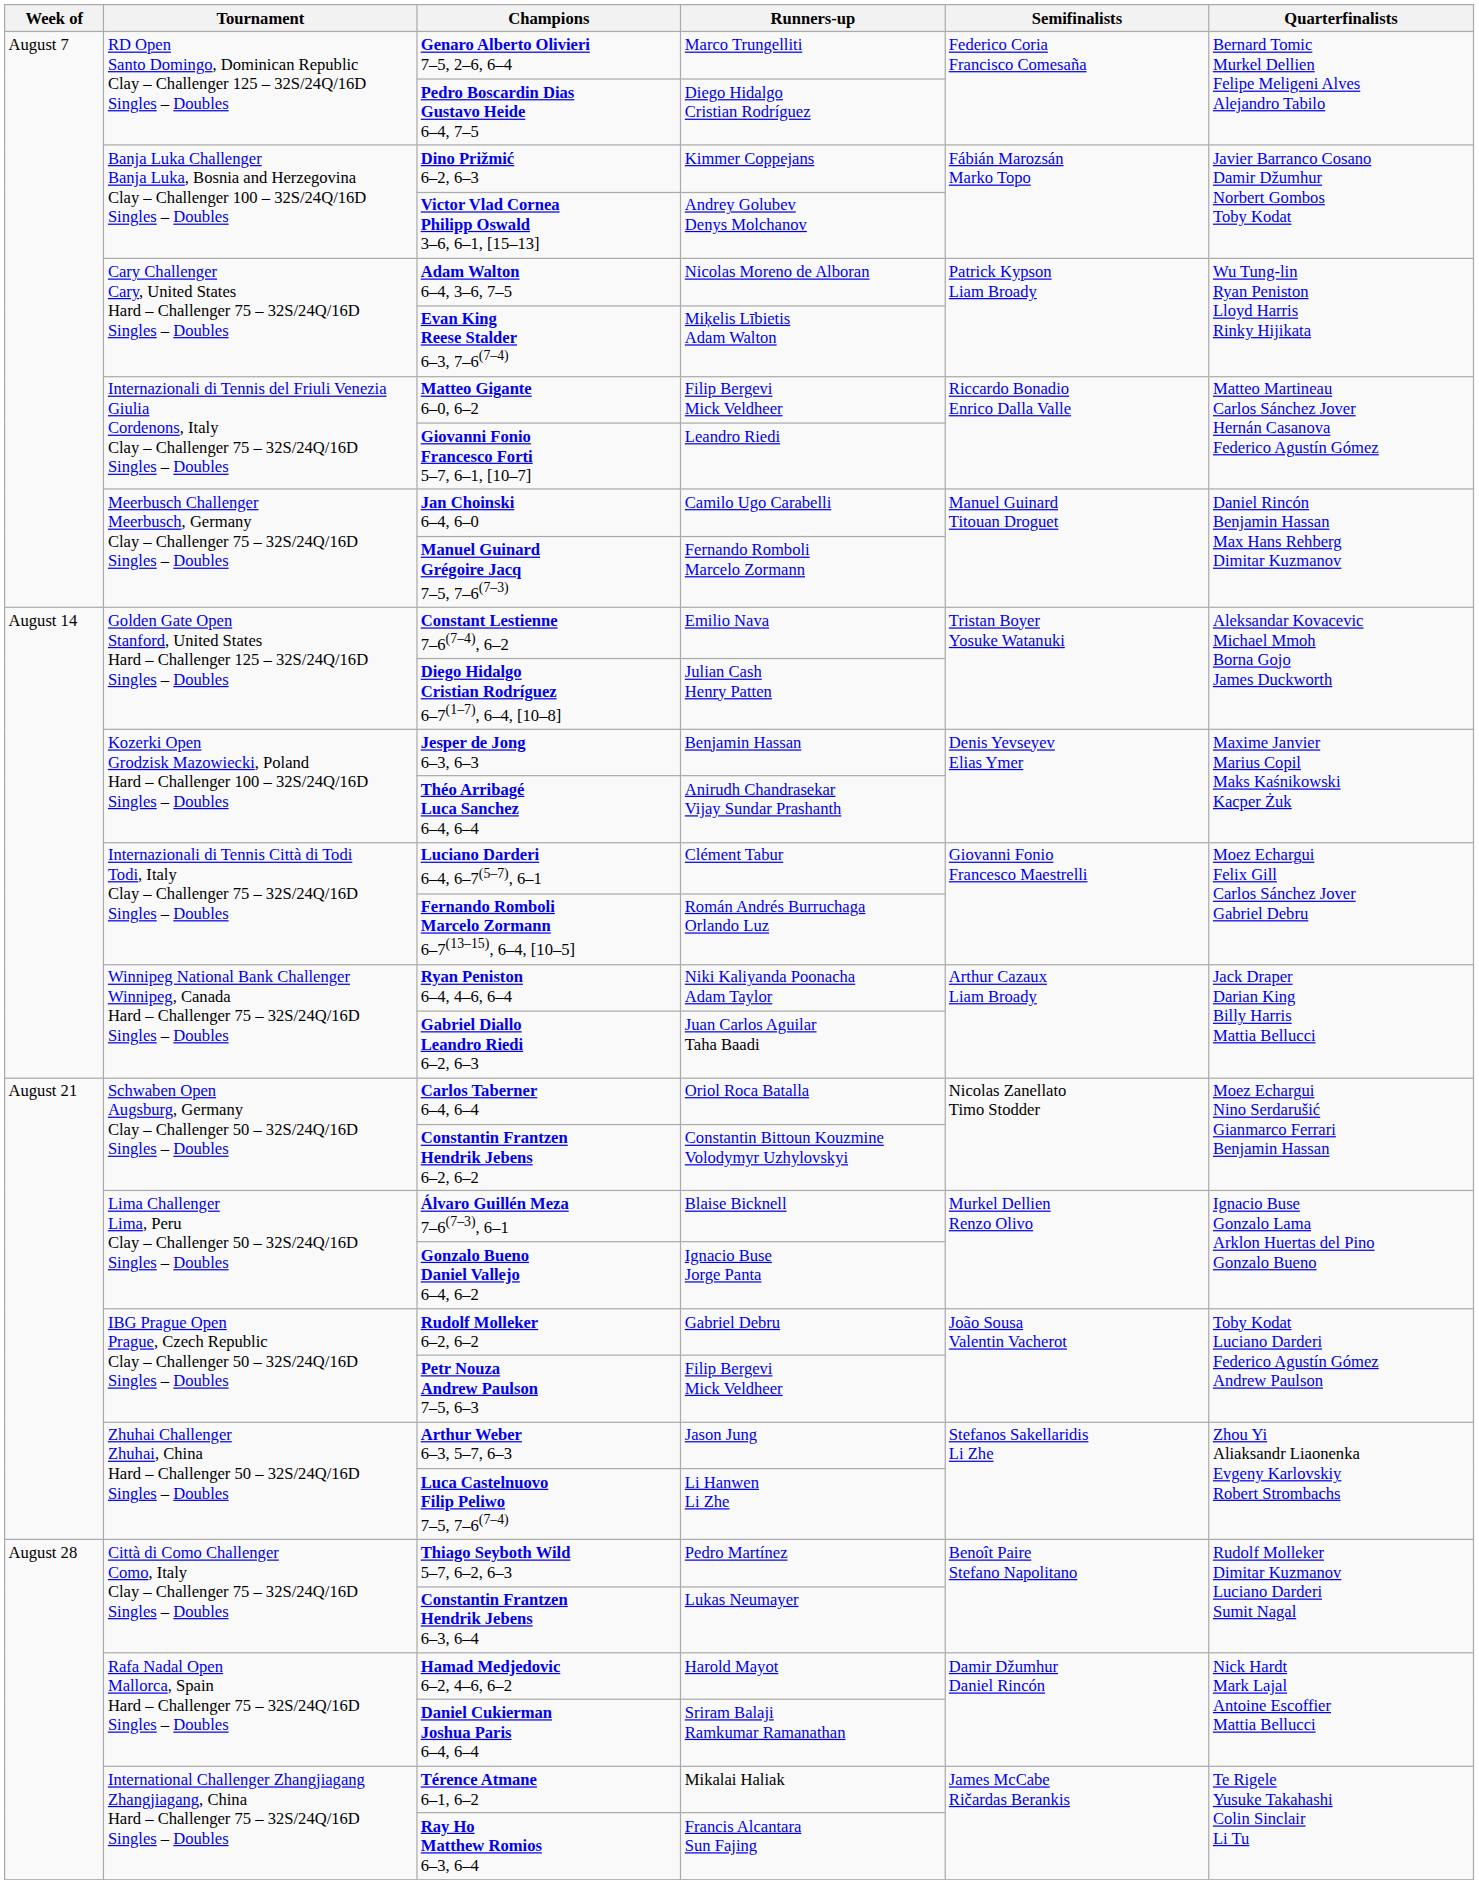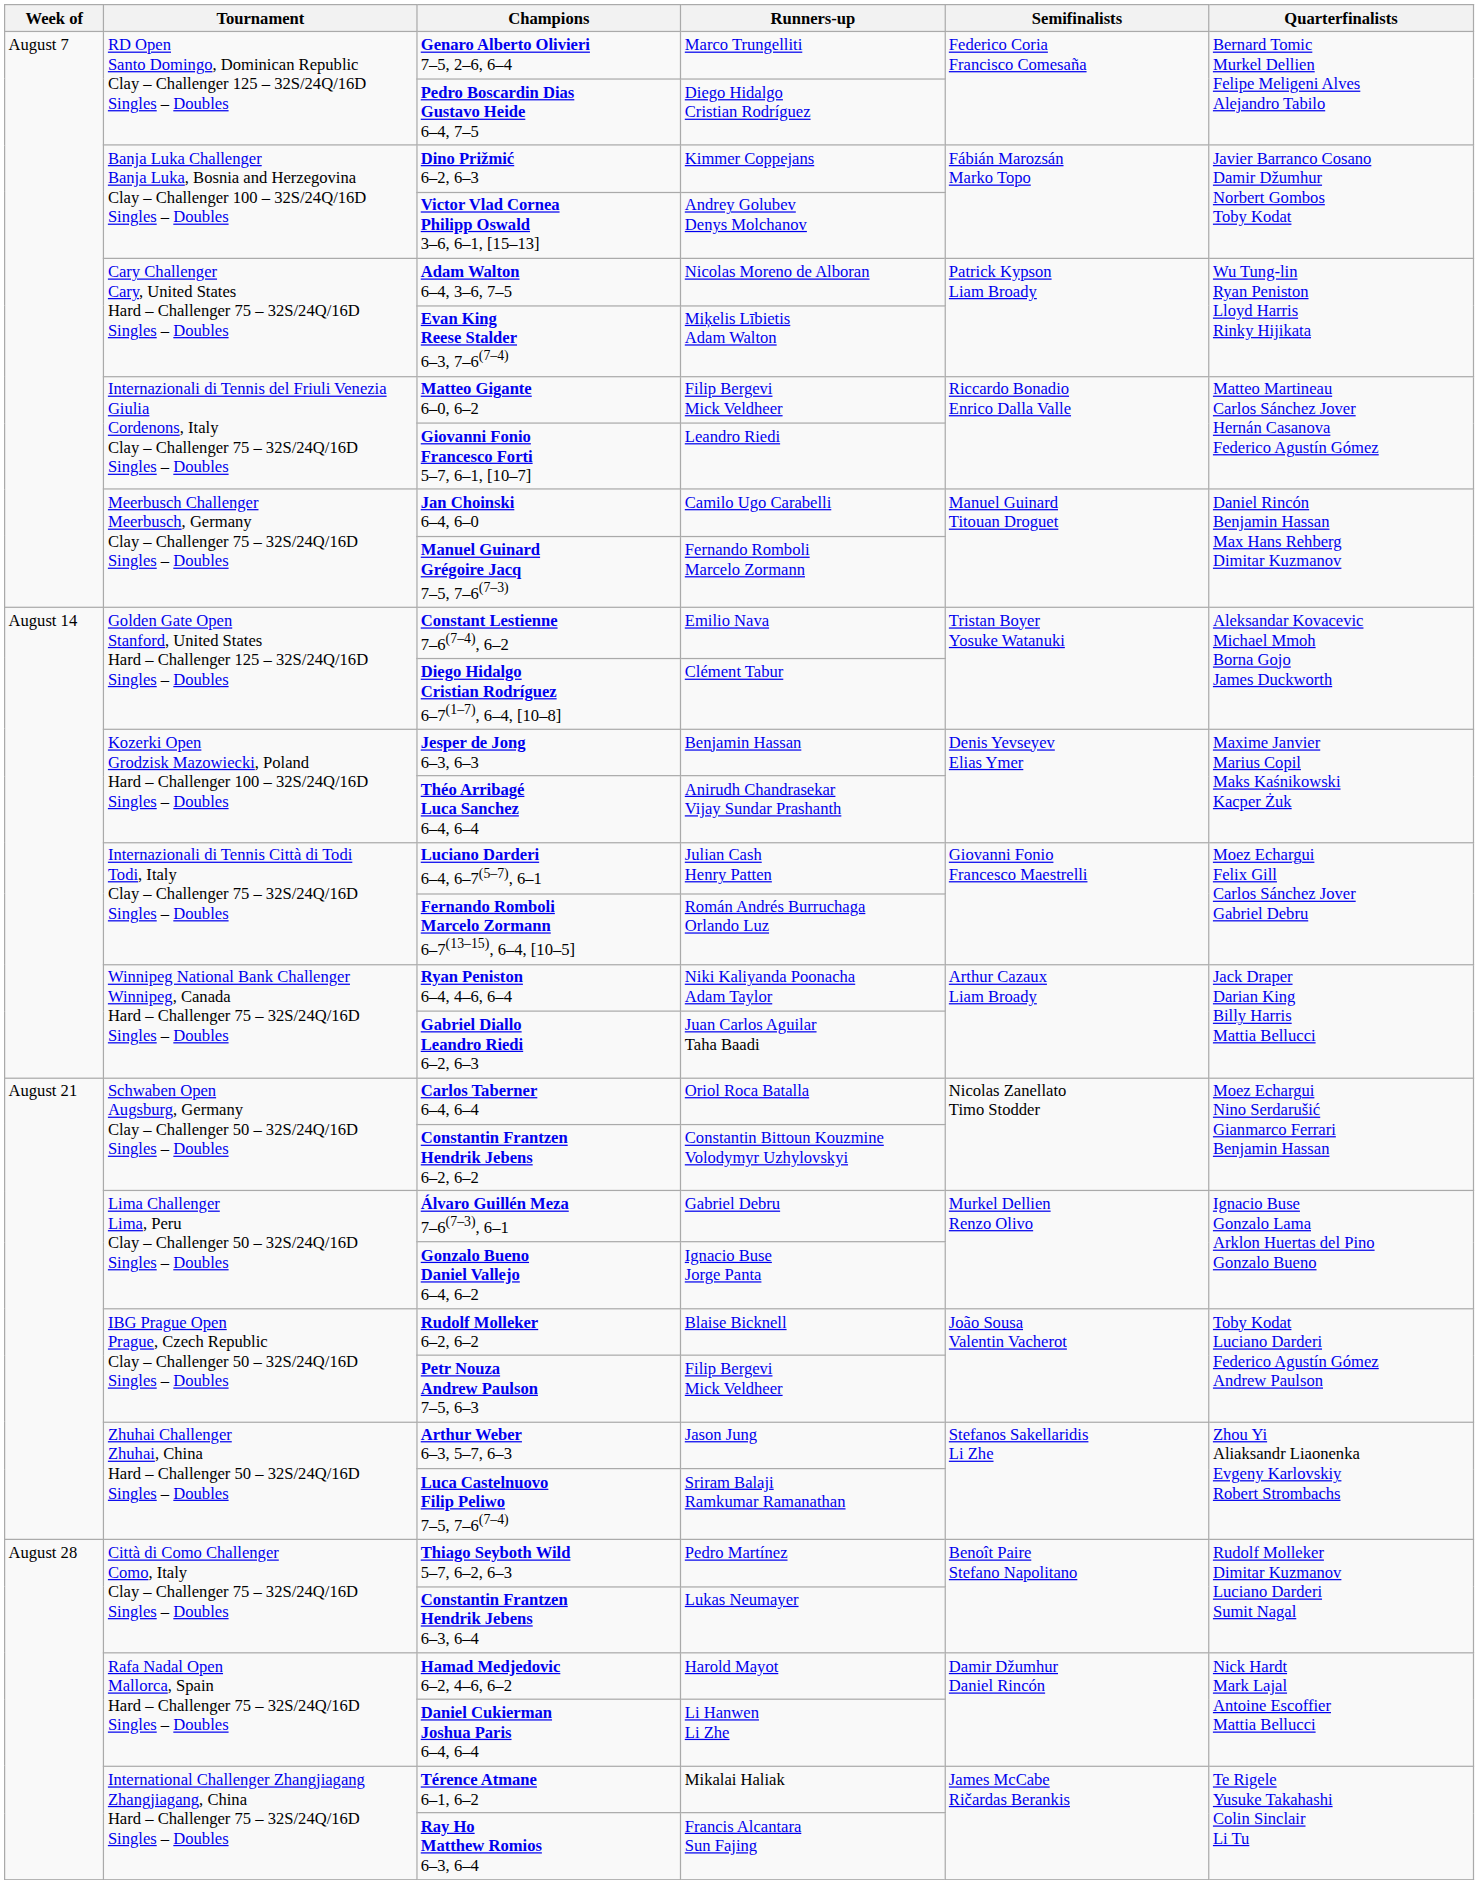(728, 681) Julian Cash Henry Patten -> (734, 671) Clément Tabur
(734, 855) Clément Tabur -> (728, 865) Julian Cash Henry Patten
(736, 1204) Blaise Bicknell -> (732, 1204) Gabriel Debru
(732, 1321) Gabriel Debru -> (736, 1321) Blaise Bicknell
(722, 1491) Li Hanwen Li Zhe -> (765, 1491) Sriram Balaji Ramkumar Ramanathan
(765, 1722) Sriram Balaji Ramkumar Ramanathan -> (722, 1722) Li Hanwen Li Zhe
